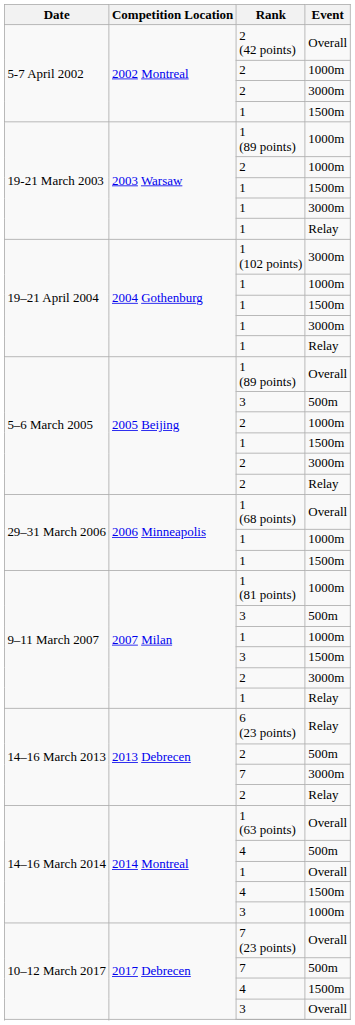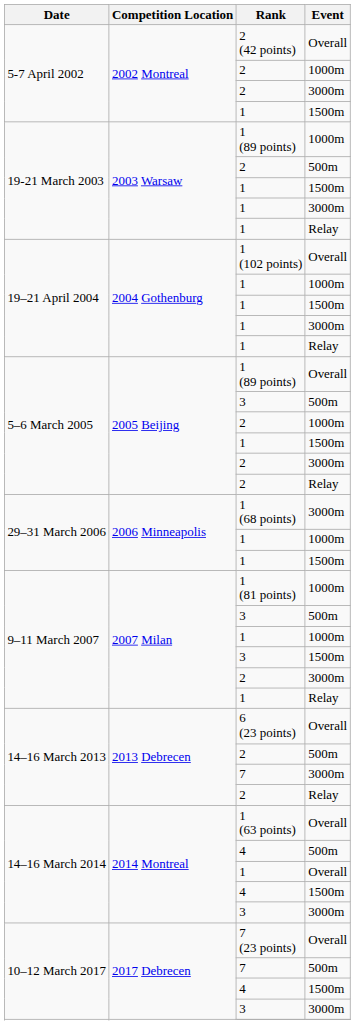(326, 167) 1000m -> (323, 167) 500m
(326, 256) 3000m -> (328, 256) Overall
(328, 512) Overall -> (326, 512) 3000m
(323, 726) Relay -> (328, 726) Overall
(326, 912) 1000m -> (326, 912) 3000m
(328, 1009) Overall -> (326, 1009) 3000m
